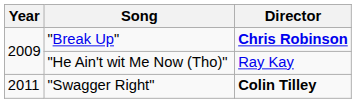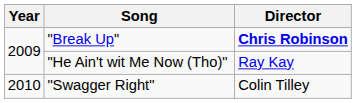(24, 86) 2011 -> (24, 86) 2010
(277, 86) bold -> (274, 86) normal
